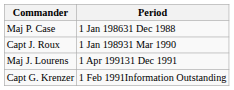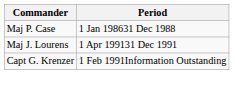- row: (33, 45)
